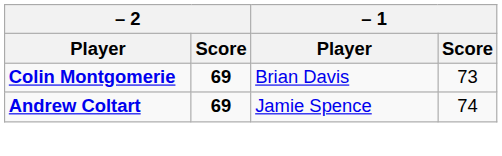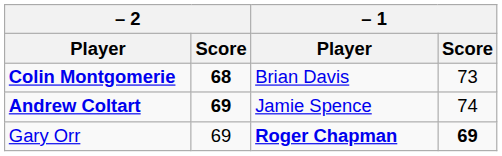(221, 77) 69 -> (221, 77) 68
+ row: (45, 135)
